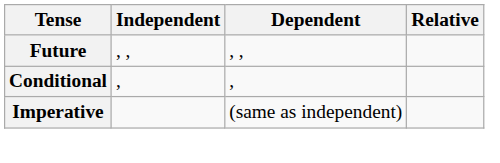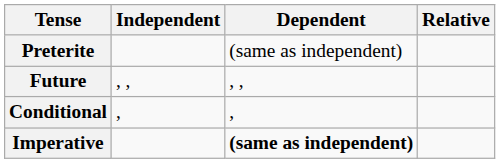+ row: (58, 50)
(316, 111) normal -> (321, 142) bold
